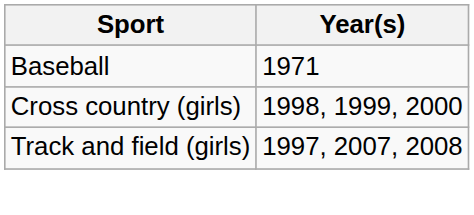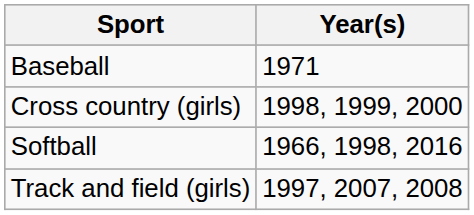+ row: (54, 147)
